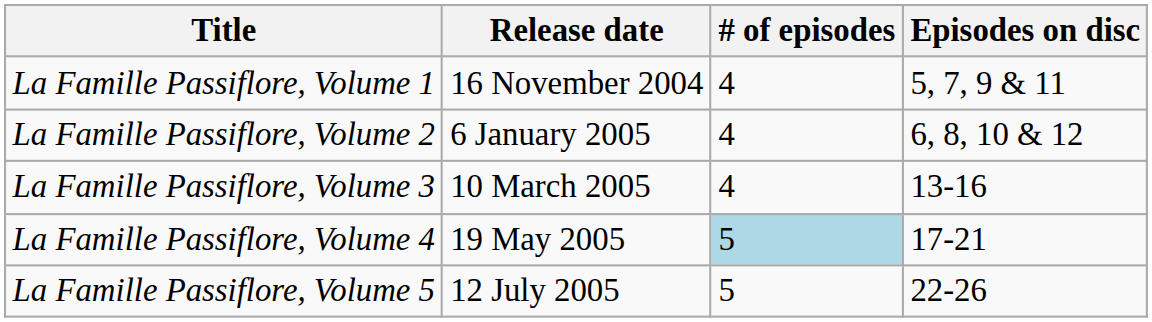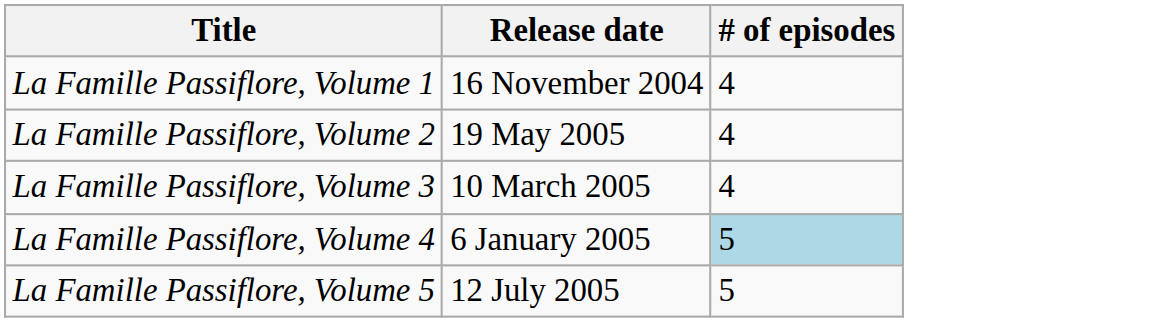- column: (1025, 30)
(550, 134) 6 January 2005 -> (538, 134) 19 May 2005
(538, 238) 19 May 2005 -> (550, 238) 6 January 2005
